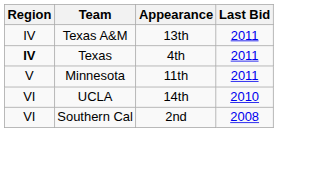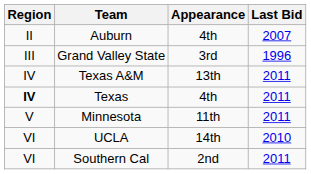+ row: (111, 35)
+ row: (111, 55)
(245, 117) 2008 -> (277, 158) 2011
